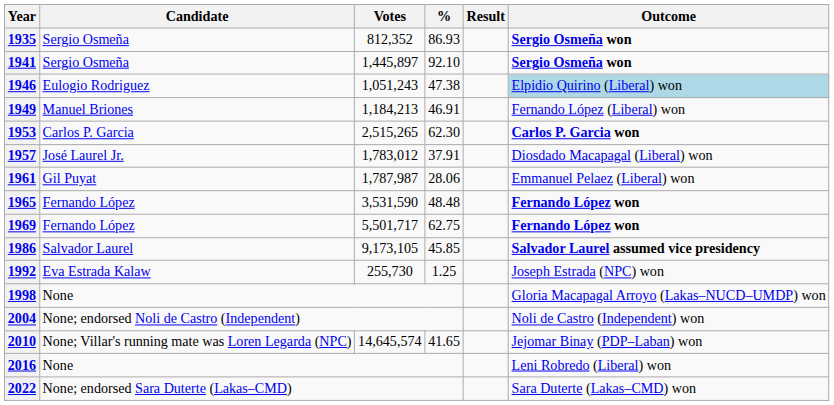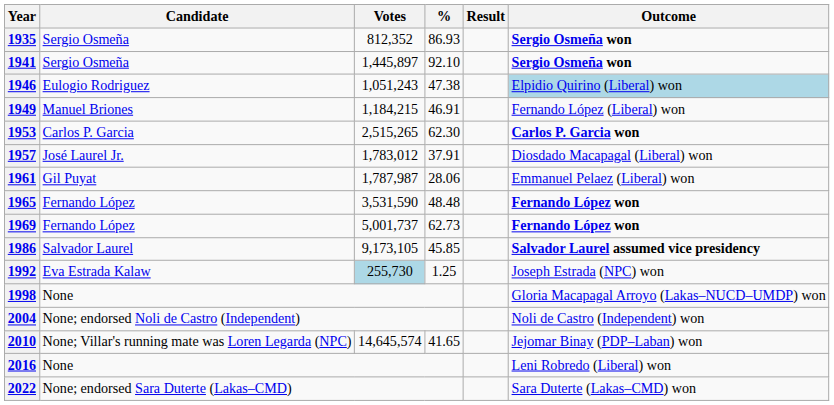(390, 109) 1,184,213 -> (390, 109) 1,184,215
(390, 226) 5,501,717 -> (390, 226) 5,001,737
(444, 226) 62.75 -> (444, 226) 62.73
(390, 272) no background -> (390, 272) lightblue background
